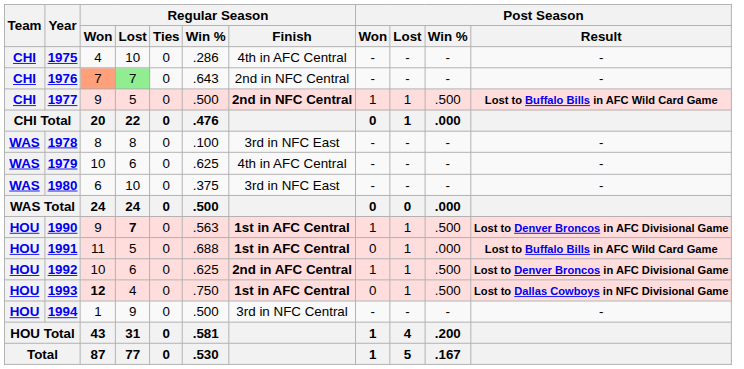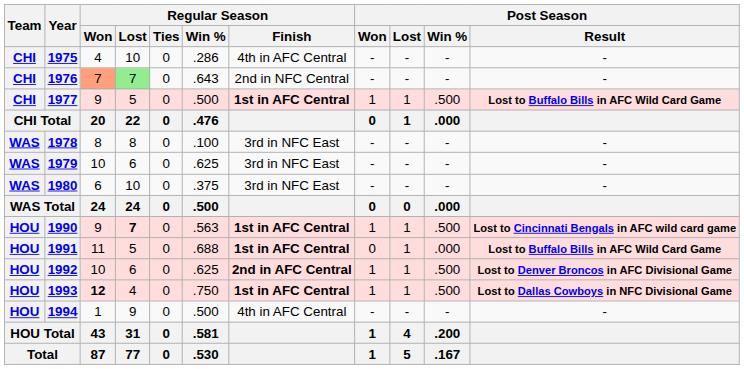(292, 100) 2nd in NFC Central -> (292, 100) 1st in AFC Central
(292, 163) 4th in AFC Central -> (292, 163) 3rd in NFC East
(601, 228) Lost to Denver Broncos in AFC Divisional Game -> (605, 228) Lost to Cincinnati Bengals in AFC wild card game
(373, 290) 0 -> (372, 290) 1
(292, 312) 3rd in NFC Central -> (292, 312) 4th in AFC Central
